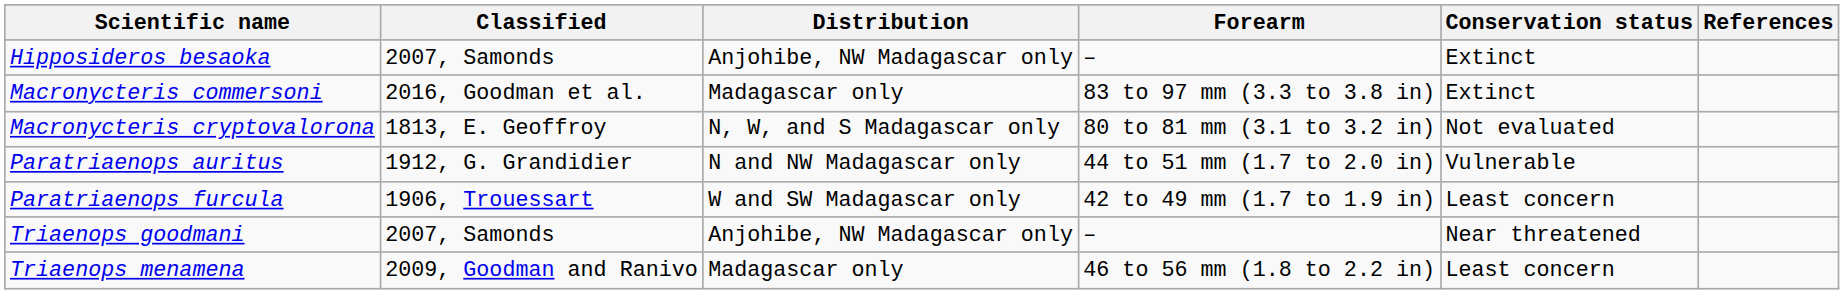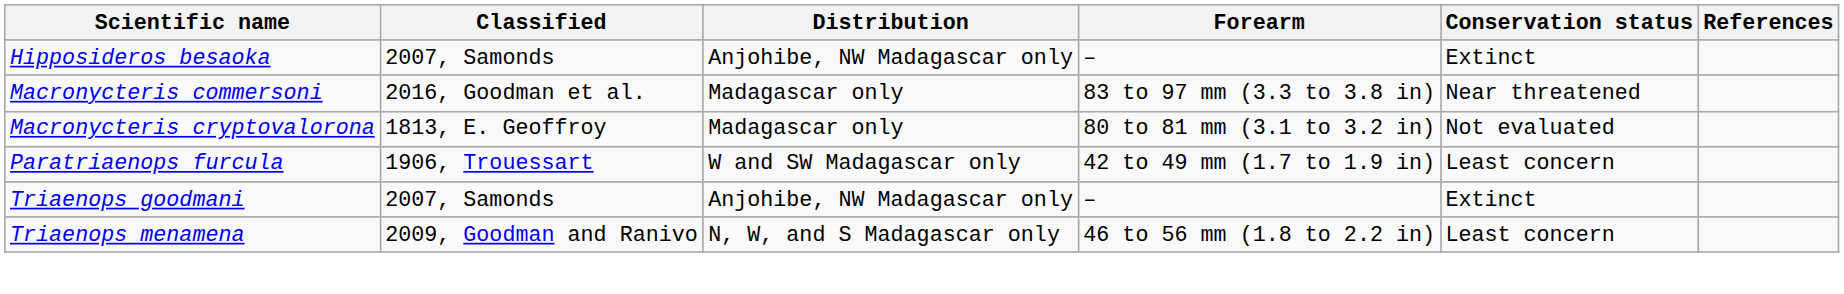(1491, 93) Extinct -> (1543, 93) Near threatened
(884, 129) N, W, and S Madagascar only -> (806, 129) Madagascar only
- row: (147, 164)
(1543, 235) Near threatened -> (1491, 199) Extinct
(806, 270) Madagascar only -> (884, 235) N, W, and S Madagascar only
